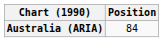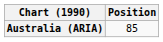(132, 29) 84 -> (132, 29) 85
